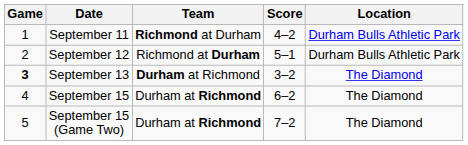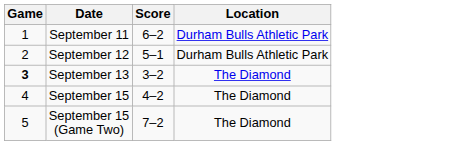- column: (198, 14)
(285, 34) 4–2 -> (153, 34) 6–2
(285, 95) 6–2 -> (153, 95) 4–2
